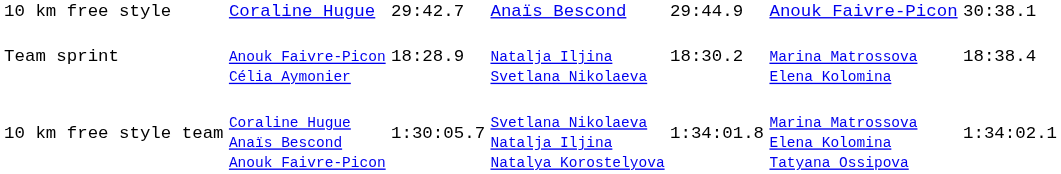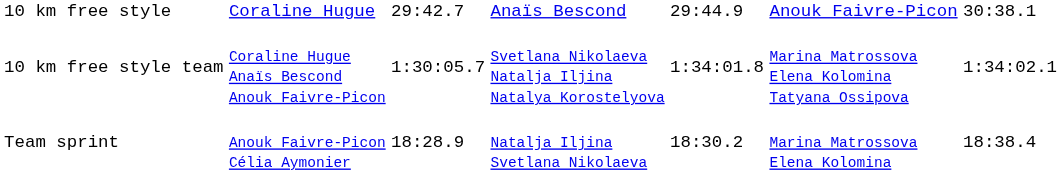rows swapped: (114, 132) <-> (62, 57)
